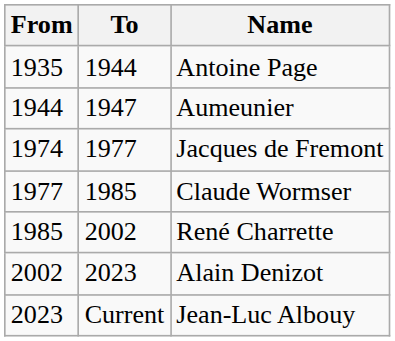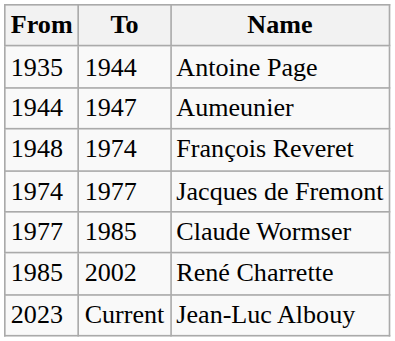+ row: (265, 149)
- row: (250, 273)
